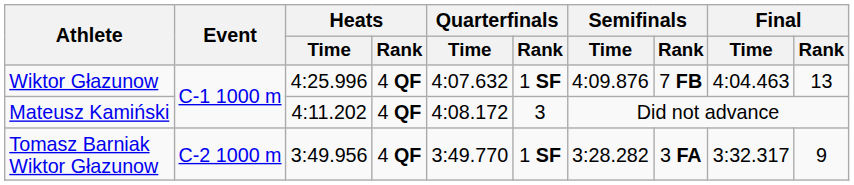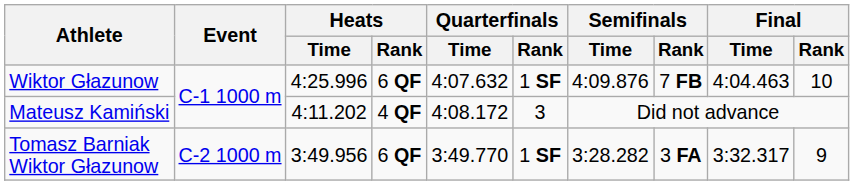(399, 81) 4 QF -> (399, 81) 6 QF
(821, 81) 13 -> (821, 81) 10
(399, 155) 4 QF -> (399, 155) 6 QF
